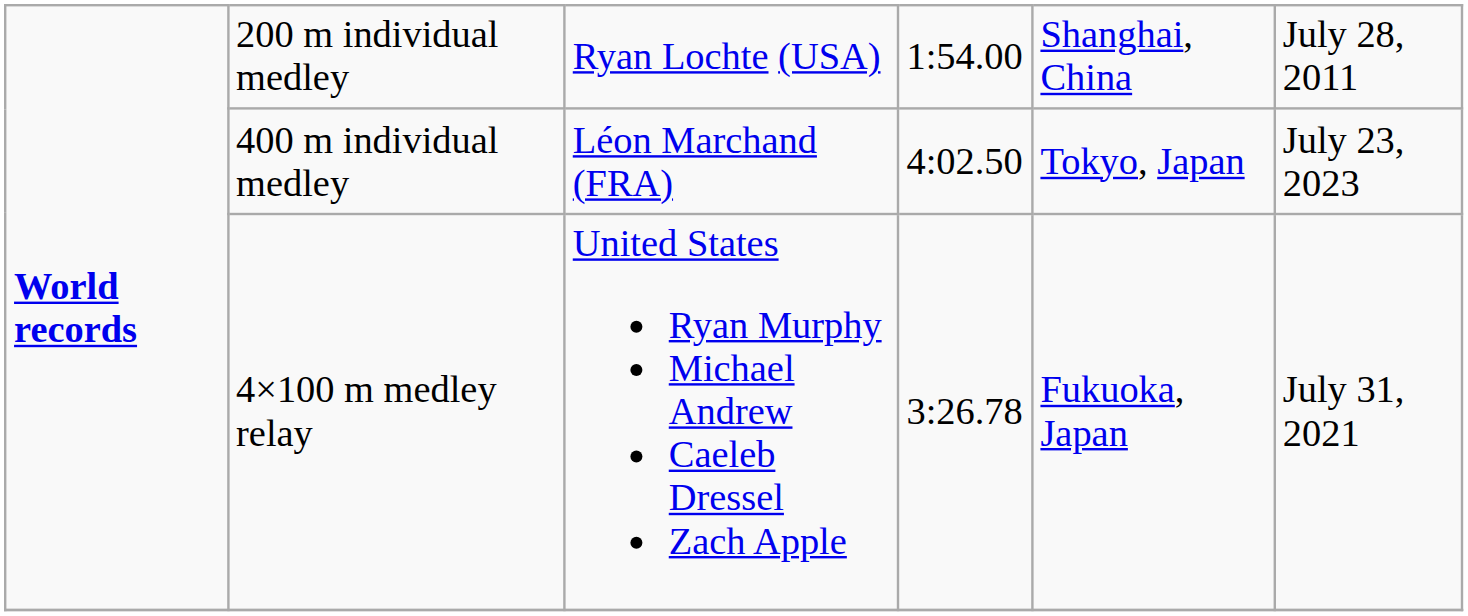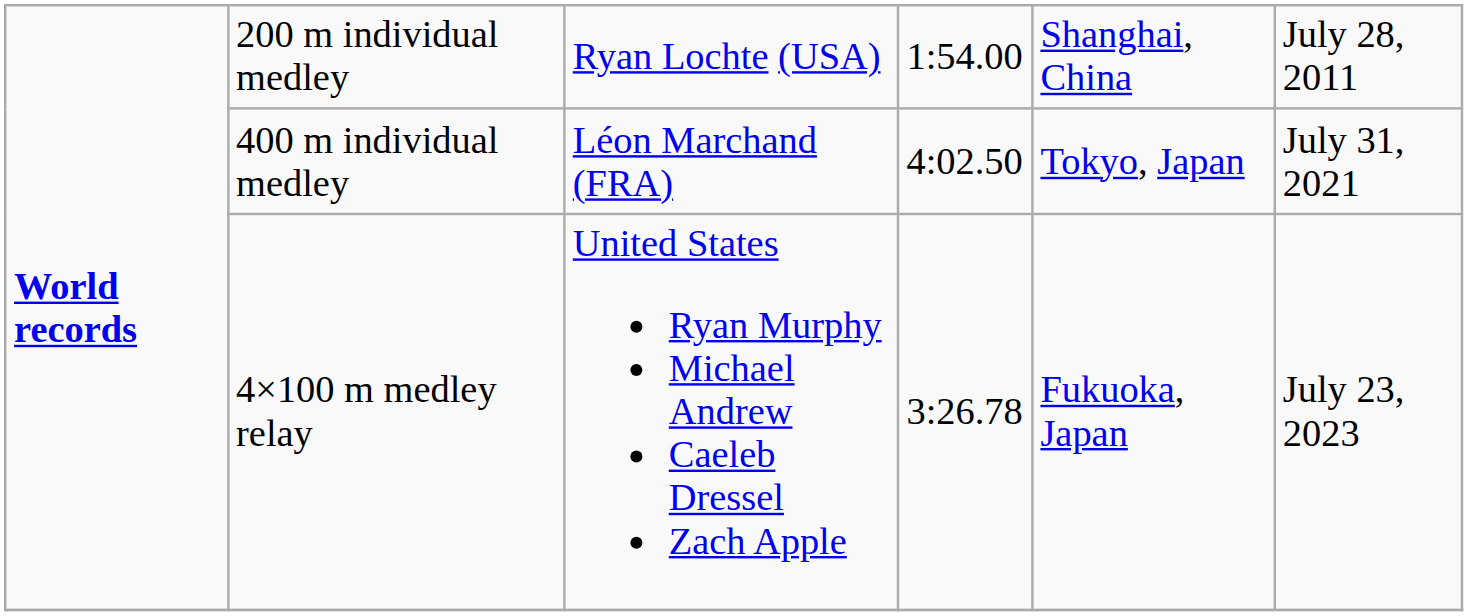(1344, 160) July 23, 2023 -> (1344, 160) July 31, 2021
(1344, 411) July 31, 2021 -> (1344, 411) July 23, 2023
